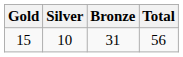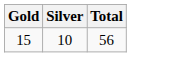- column: (113, 16)
